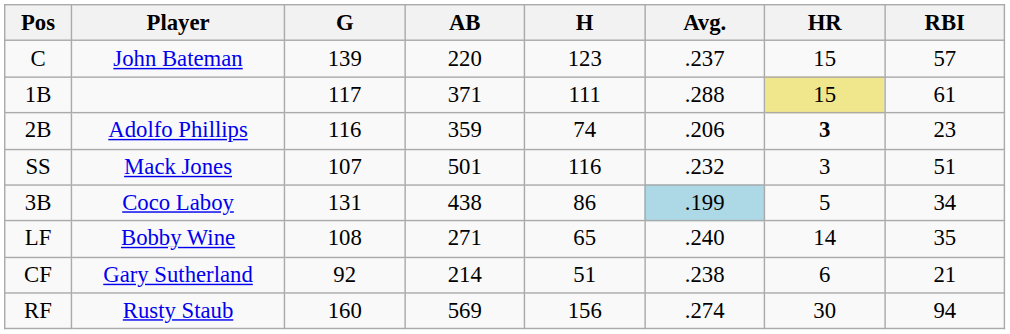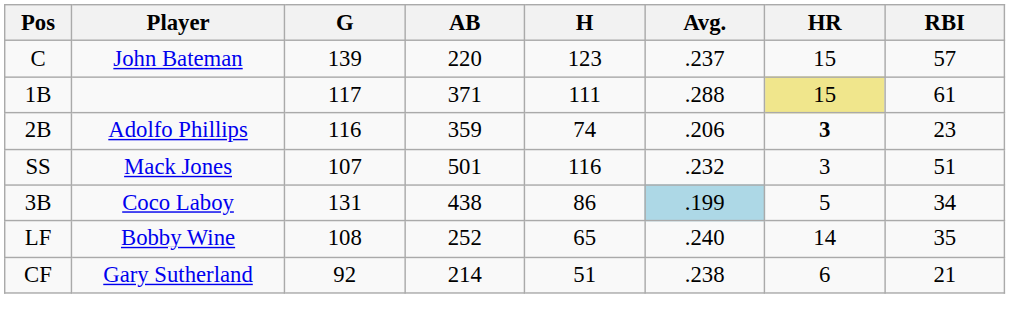(465, 238) 271 -> (465, 238) 252
- row: (38, 310)
